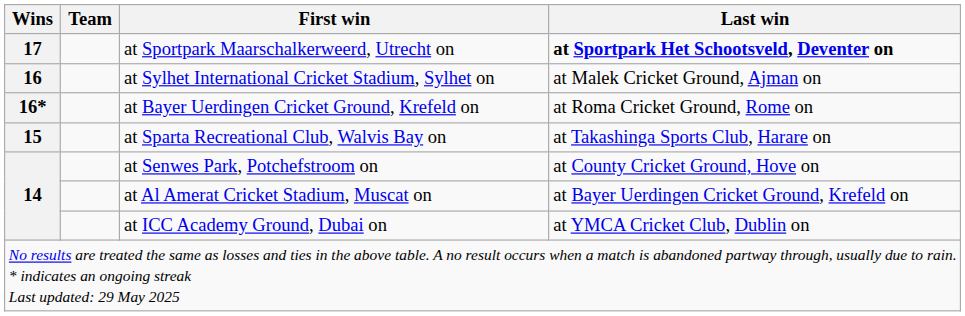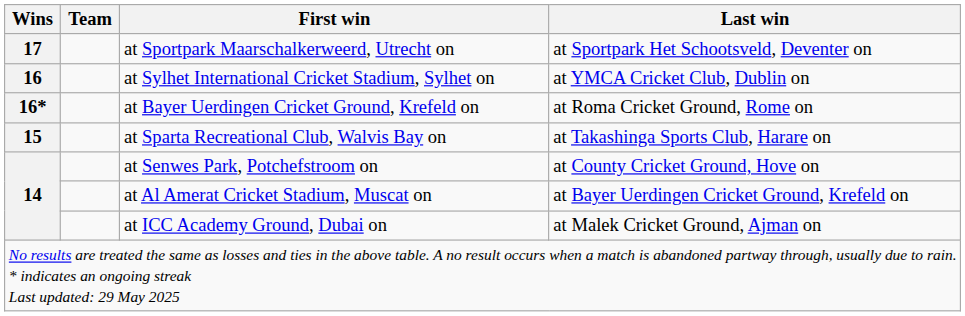(723, 48) bold -> (713, 48) normal
(687, 78) at Malek Cricket Ground, Ajman on -> (681, 78) at YMCA Cricket Club, Dublin on
(681, 225) at YMCA Cricket Club, Dublin on -> (687, 225) at Malek Cricket Ground, Ajman on
